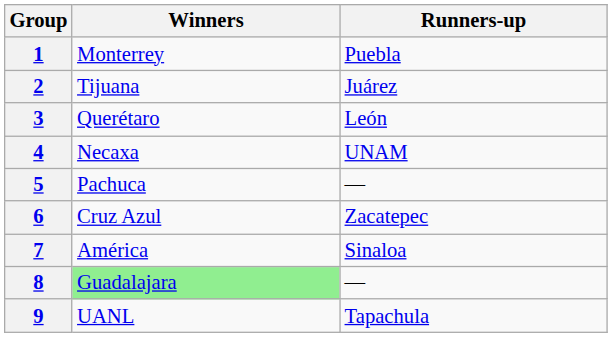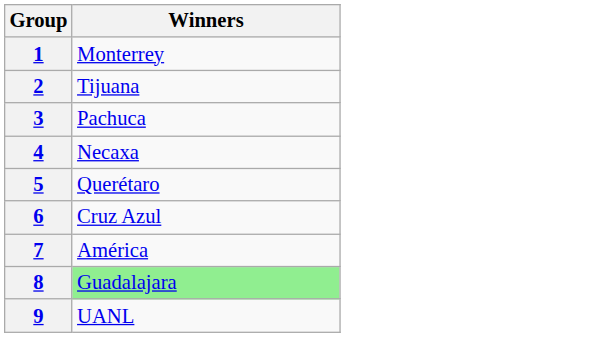- column: (474, 20)
(118, 119) Querétaro -> (111, 119) Pachuca
(111, 184) Pachuca -> (118, 184) Querétaro
